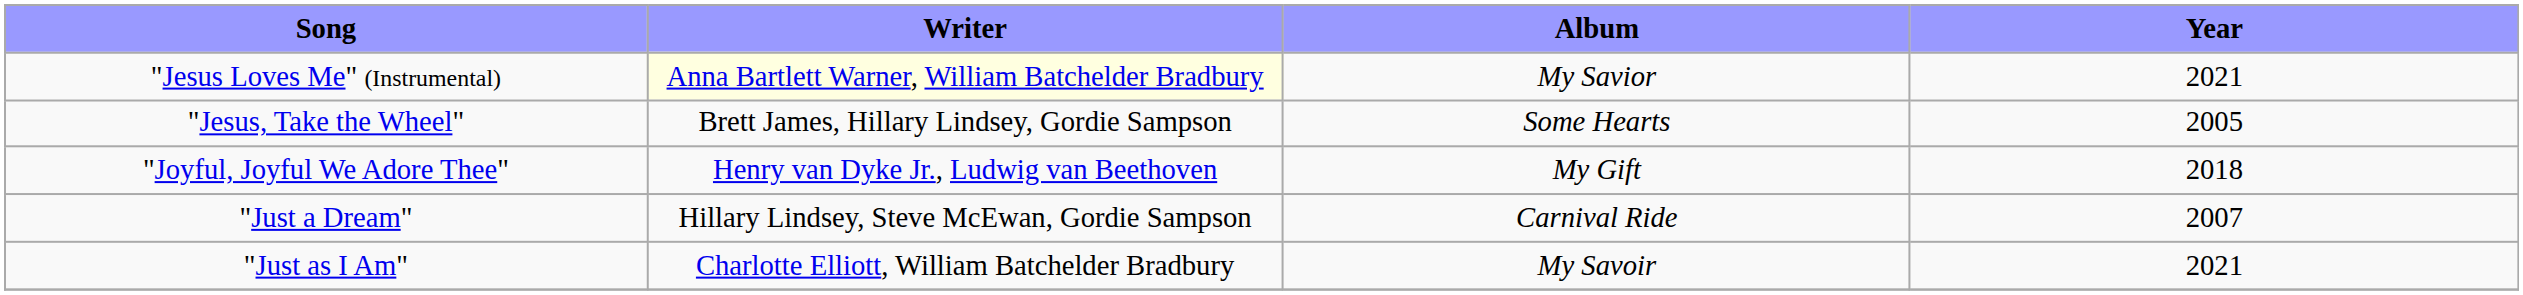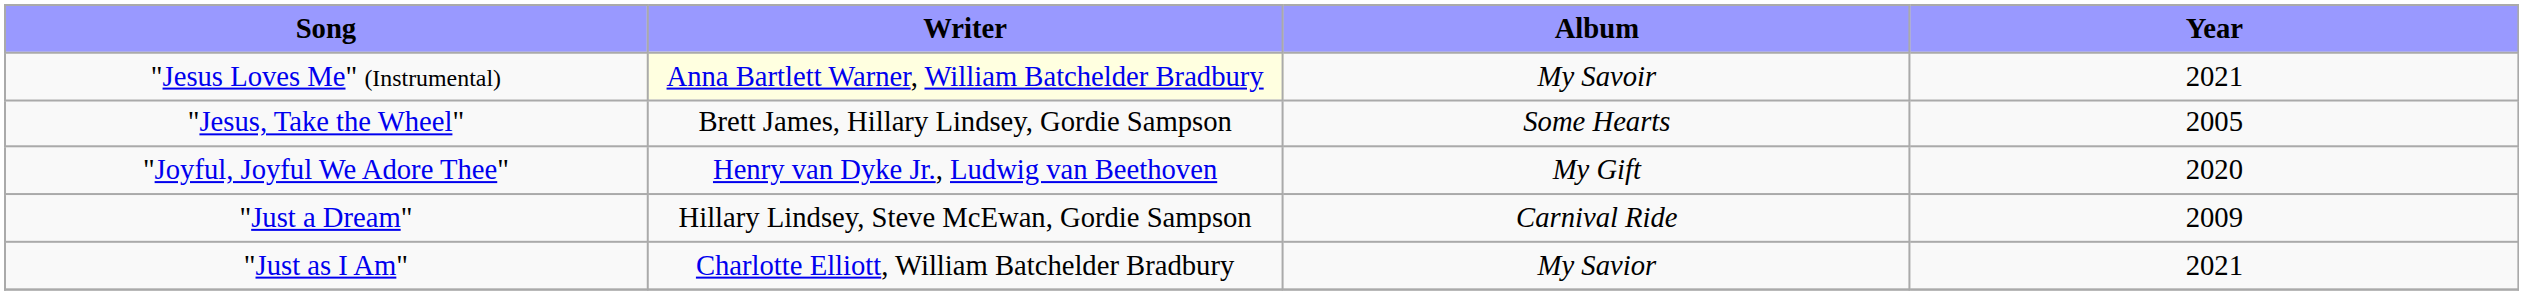(1597, 75) My Savior -> (1597, 75) My Savoir
(2214, 169) 2018 -> (2214, 169) 2020
(2214, 217) 2007 -> (2214, 217) 2009
(1597, 264) My Savoir -> (1597, 264) My Savior
